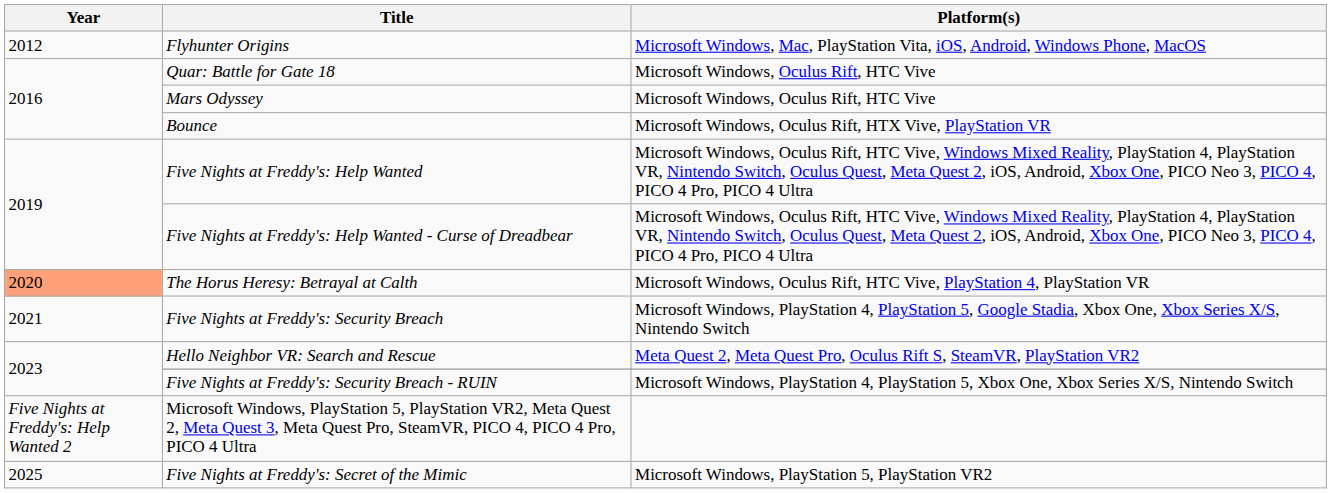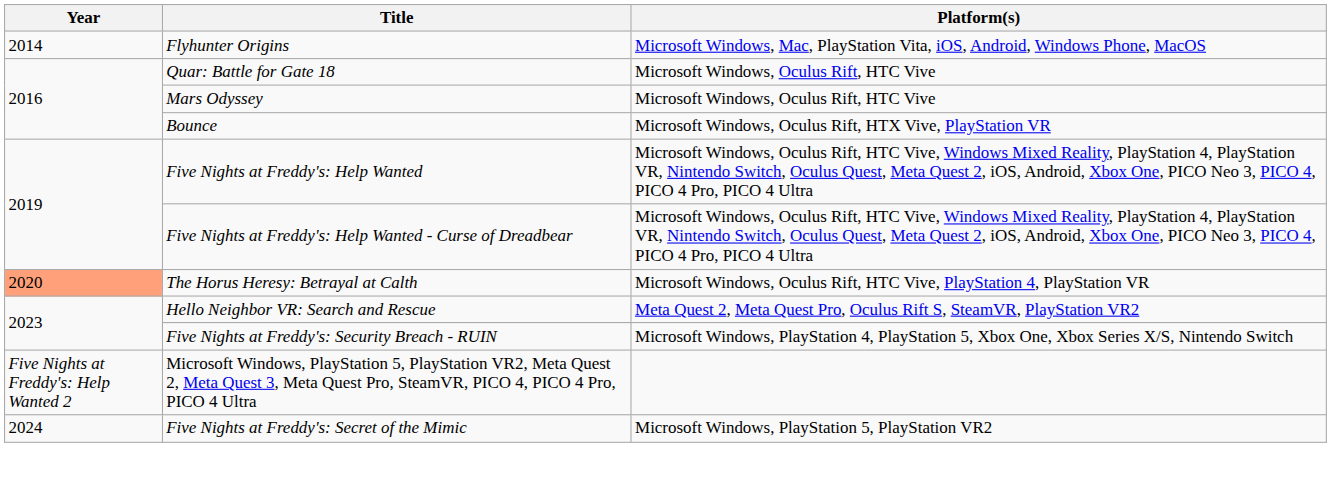(25, 44) 2012 -> (25, 44) 2014
- row: (305, 318)
(25, 474) 2025 -> (25, 428) 2024
